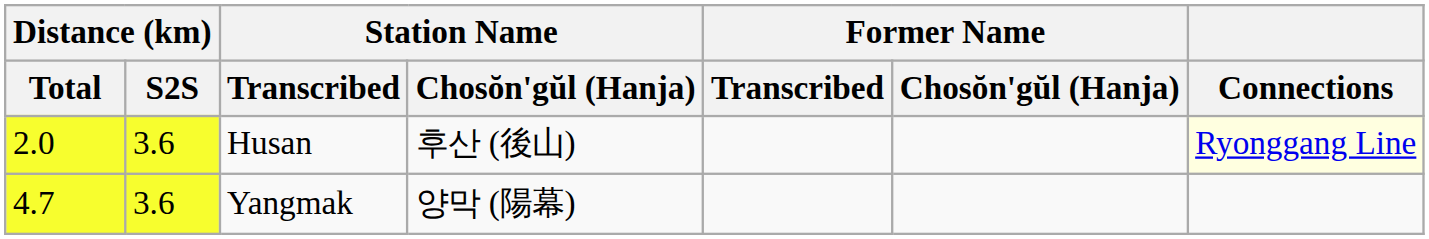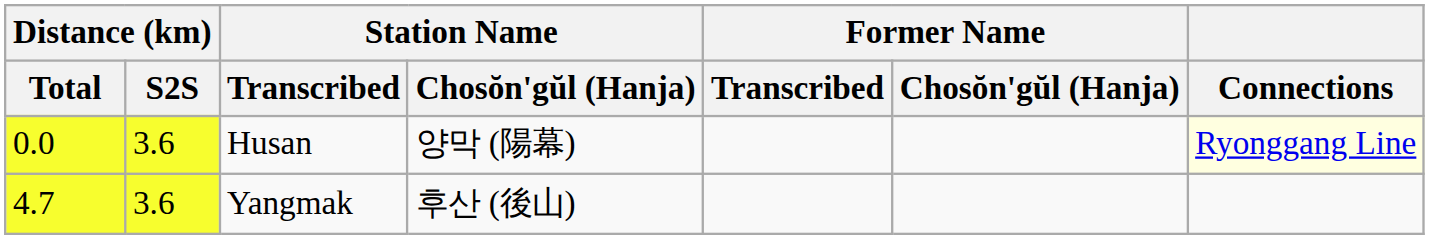(34, 144) 2.0 -> (34, 144) 0.0
(496, 144) 후산 (後山) -> (496, 144) 양막 (陽幕)
(496, 203) 양막 (陽幕) -> (496, 203) 후산 (後山)
